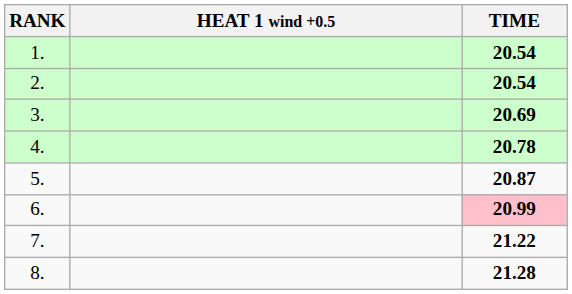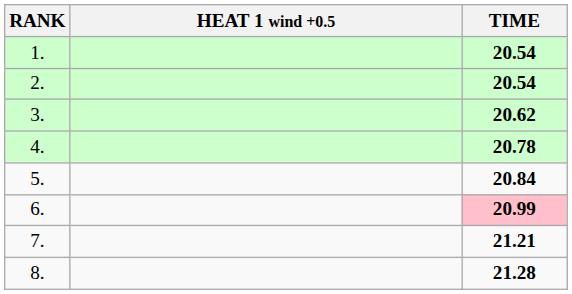(514, 115) 20.69 -> (514, 115) 20.62
(514, 178) 20.87 -> (514, 178) 20.84
(514, 241) 21.22 -> (514, 241) 21.21
